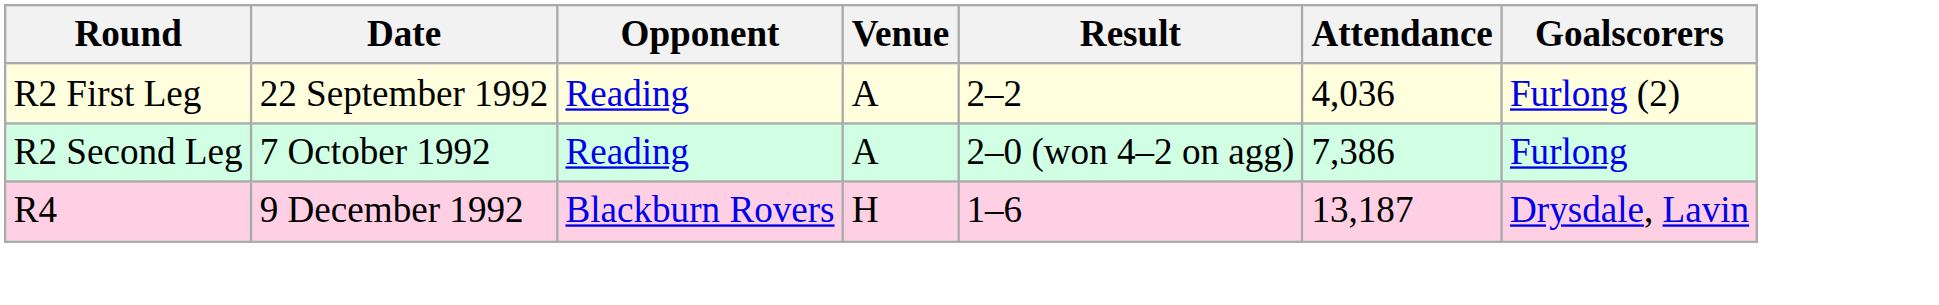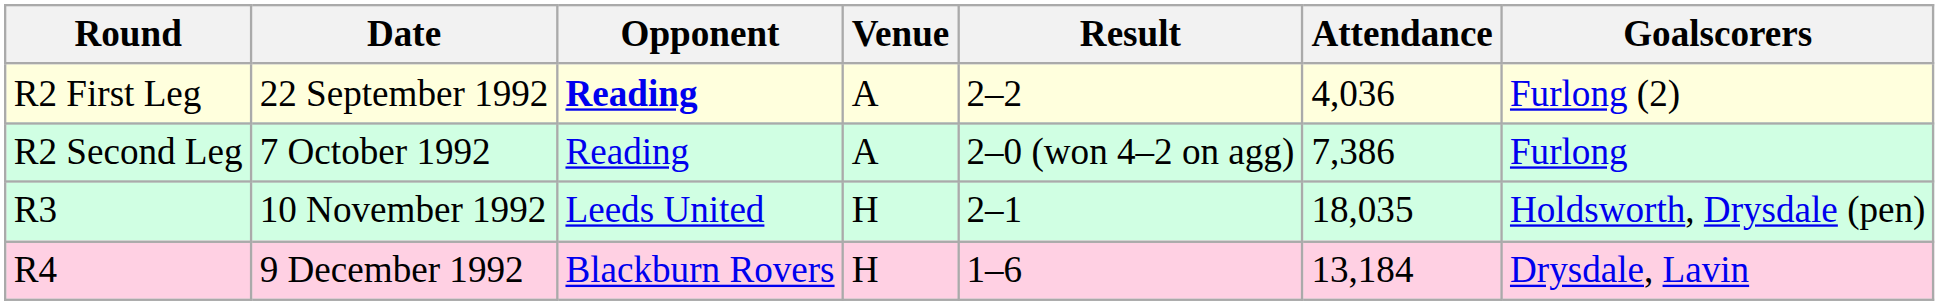(627, 92) normal -> (631, 92) bold
+ row: (35, 210)
(1362, 210) 13,187 -> (1362, 269) 13,184
